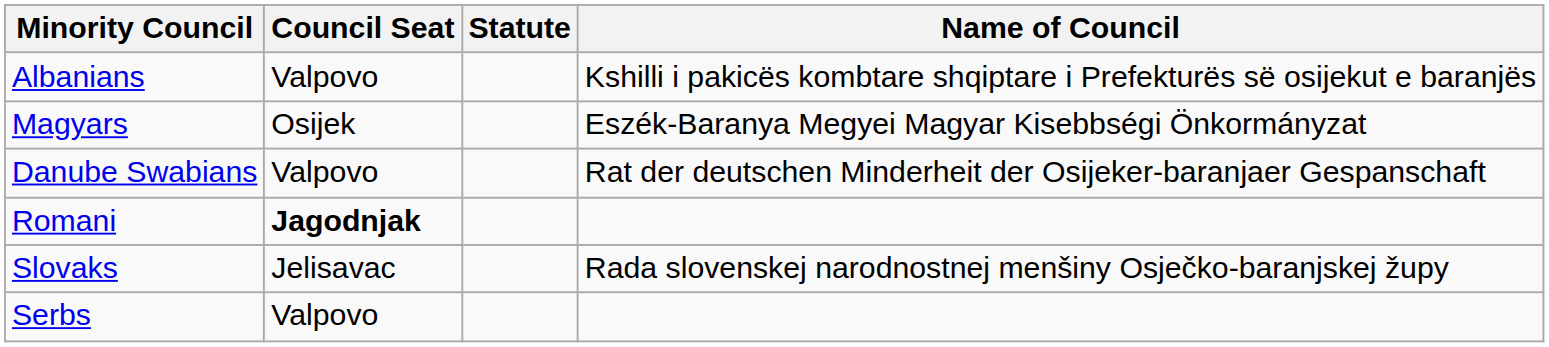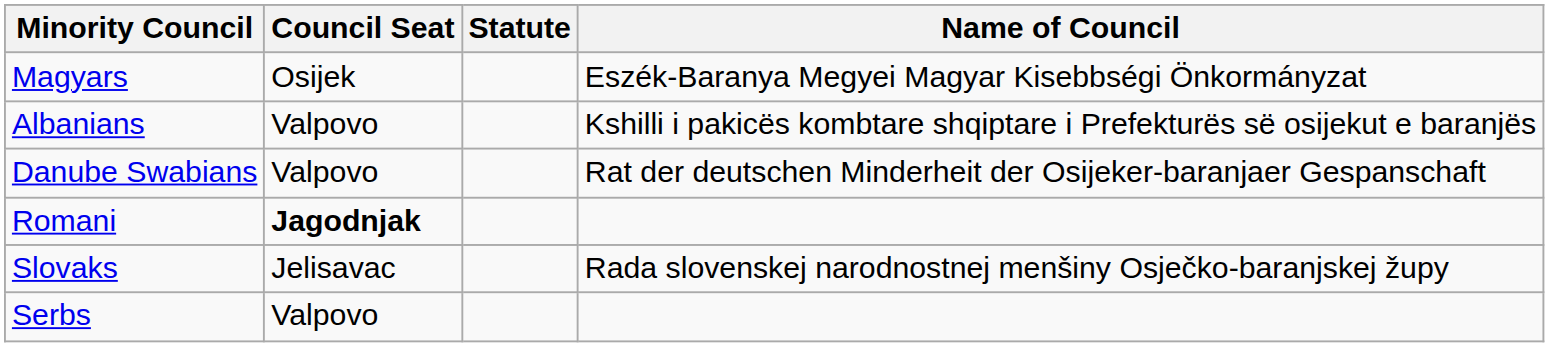rows swapped: (78, 76) <-> (70, 124)
